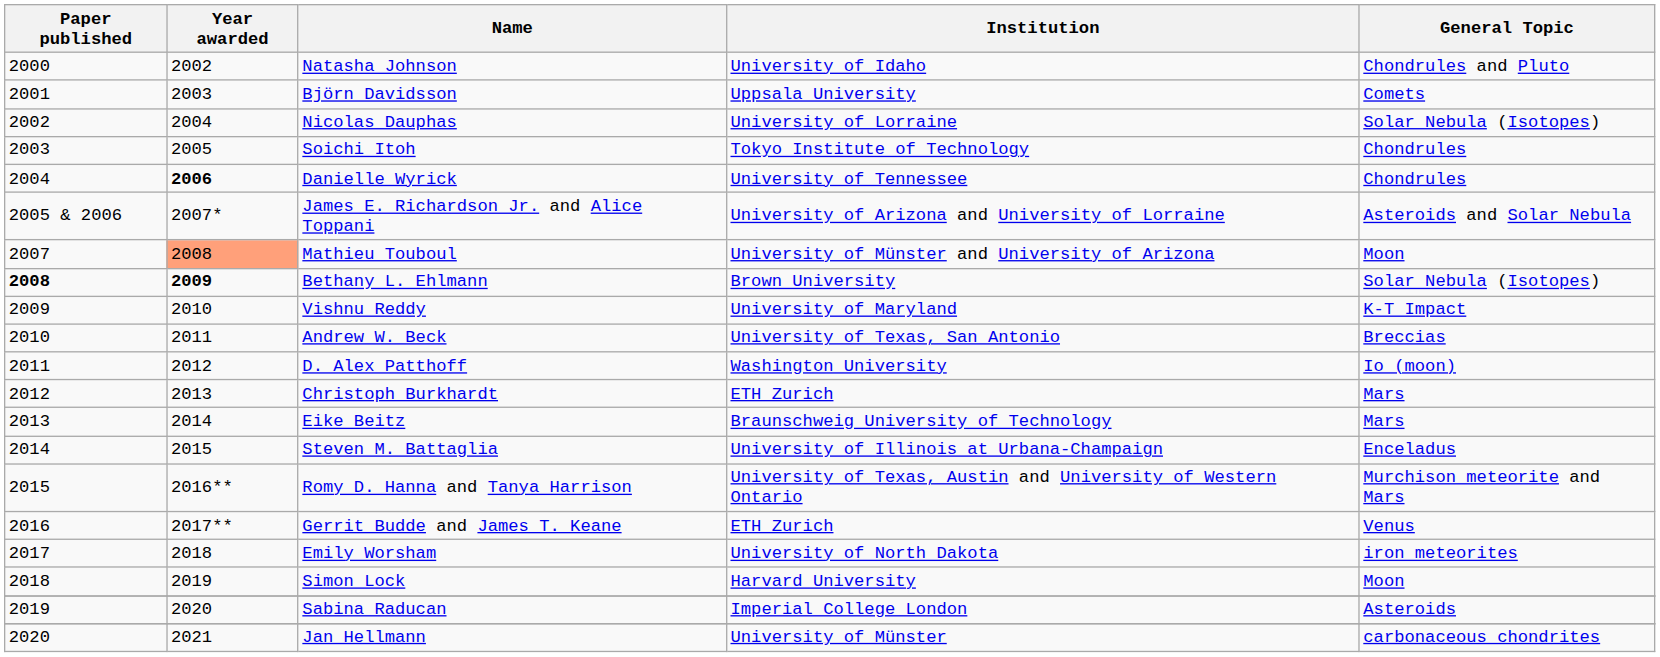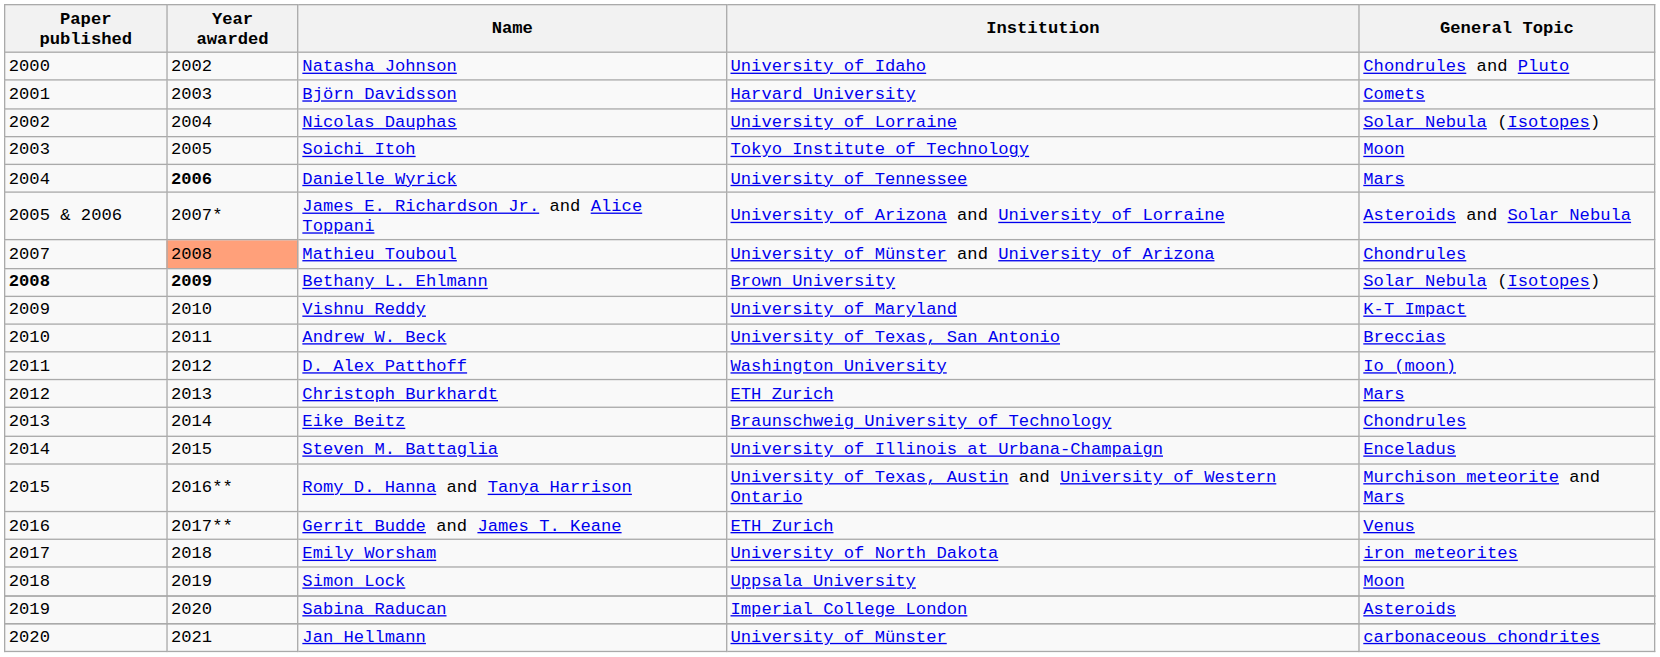(823, 94) Uppsala University -> (823, 94) Harvard University
(1415, 150) Chondrules -> (1384, 150) Moon
(1415, 178) Chondrules -> (1384, 178) Mars
(1384, 254) Moon -> (1415, 254) Chondrules
(1384, 422) Mars -> (1415, 422) Chondrules
(823, 581) Harvard University -> (823, 581) Uppsala University
